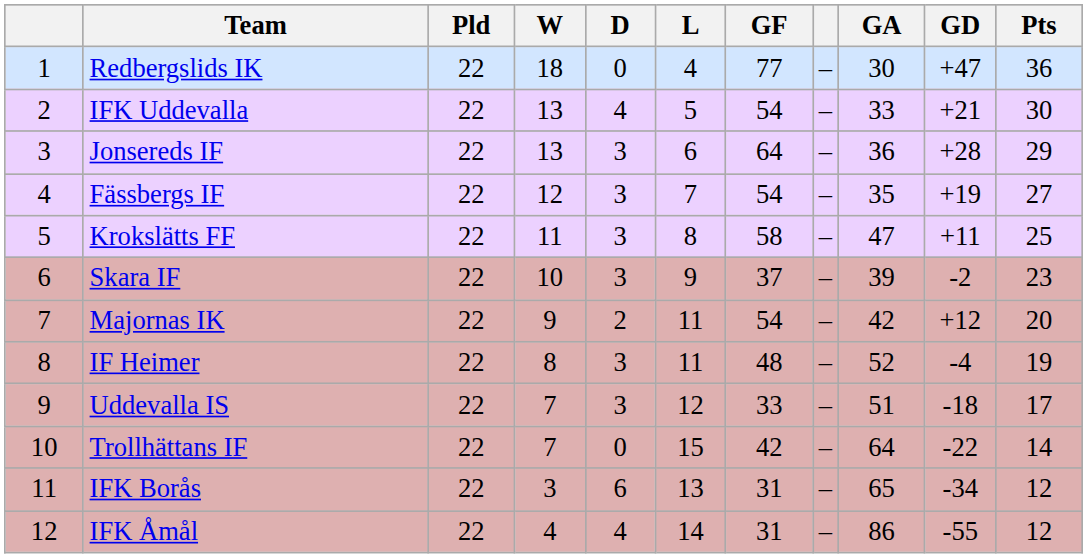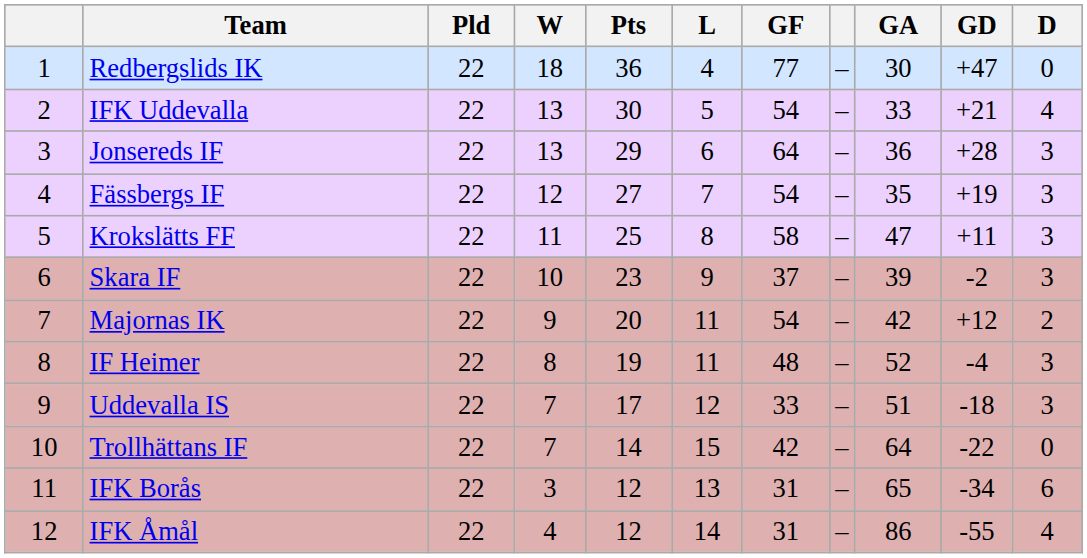columns swapped: (620, 25) <-> (1039, 25)
